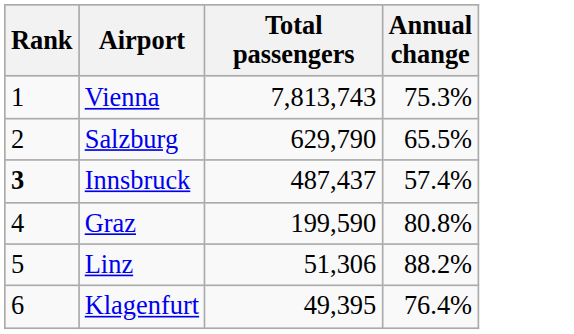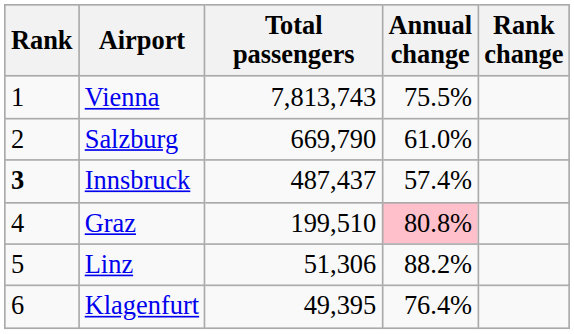+ column: (524, 40)
(438, 97) 75.3% -> (438, 97) 75.5%
(333, 138) 629,790 -> (333, 138) 669,790
(438, 138) 65.5% -> (438, 138) 61.0%
(333, 222) 199,590 -> (333, 222) 199,510
(438, 222) no background -> (438, 222) pink background
